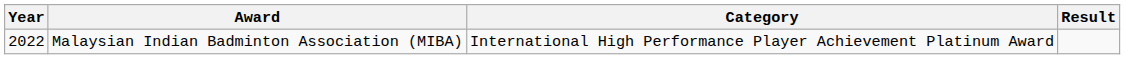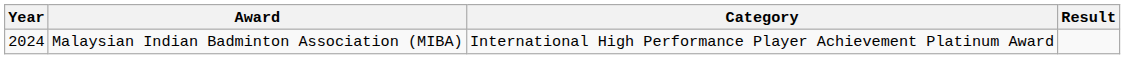(26, 42) 2022 -> (26, 42) 2024
